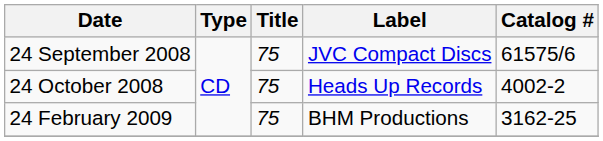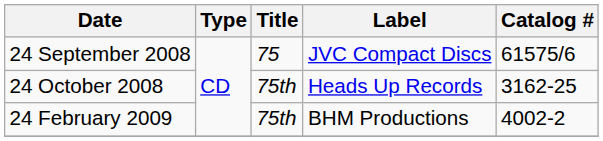(268, 86) 75 -> (276, 86) 75th
(533, 86) 4002-2 -> (539, 86) 3162-25
(268, 119) 75 -> (276, 119) 75th
(539, 119) 3162-25 -> (533, 119) 4002-2
